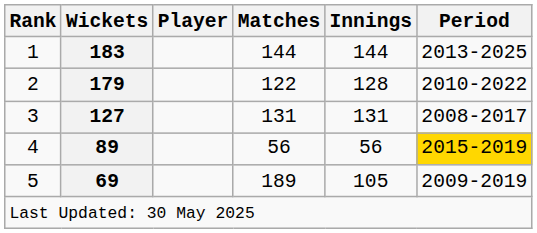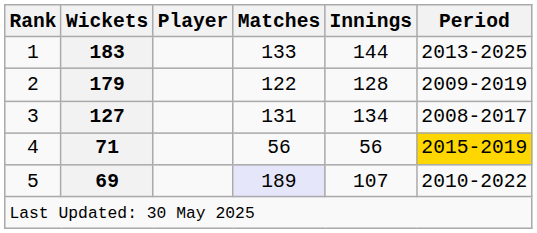(279, 53) 144 -> (279, 53) 133
(474, 85) 2010-2022 -> (474, 85) 2009-2019
(371, 117) 131 -> (371, 117) 134
(107, 149) 89 -> (107, 149) 71
(279, 181) no background -> (279, 181) lavender background
(371, 181) 105 -> (371, 181) 107
(474, 181) 2009-2019 -> (474, 181) 2010-2022
